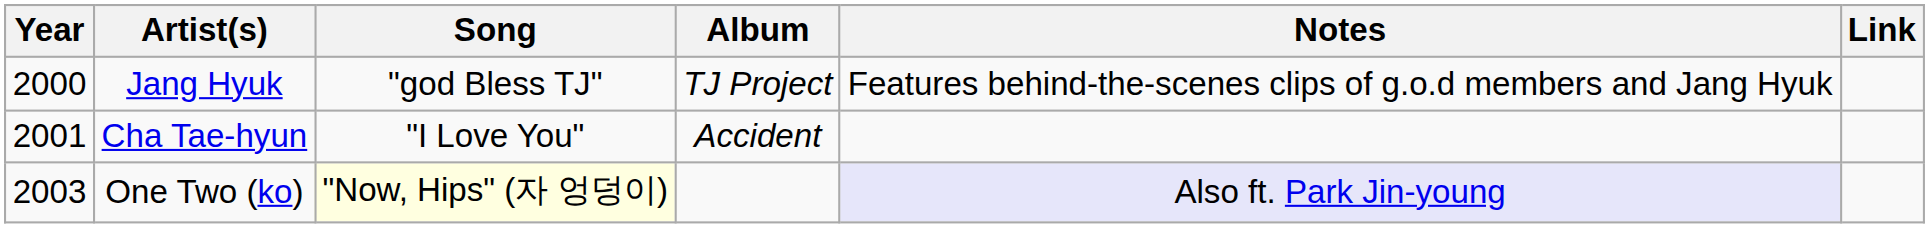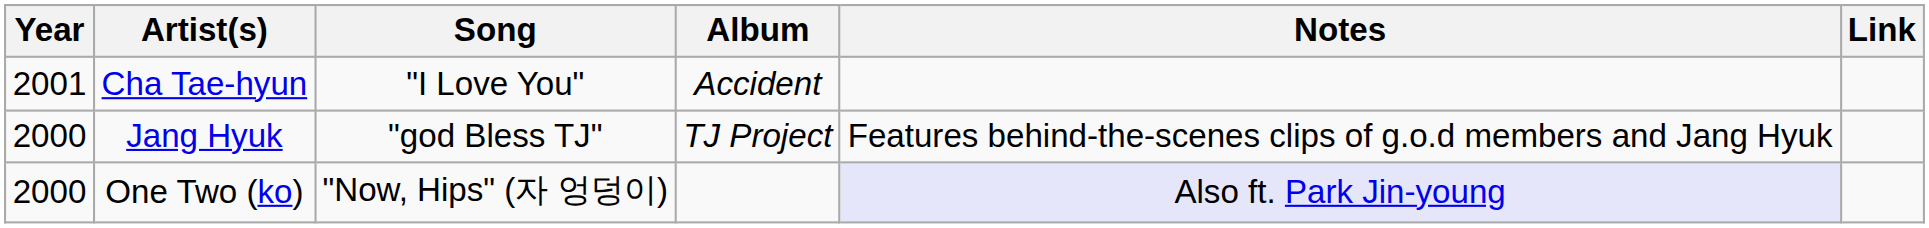rows swapped: (204, 83) <-> (204, 135)
(50, 191) 2003 -> (50, 191) 2000
(495, 190) lightyellow background -> (495, 190) no background
